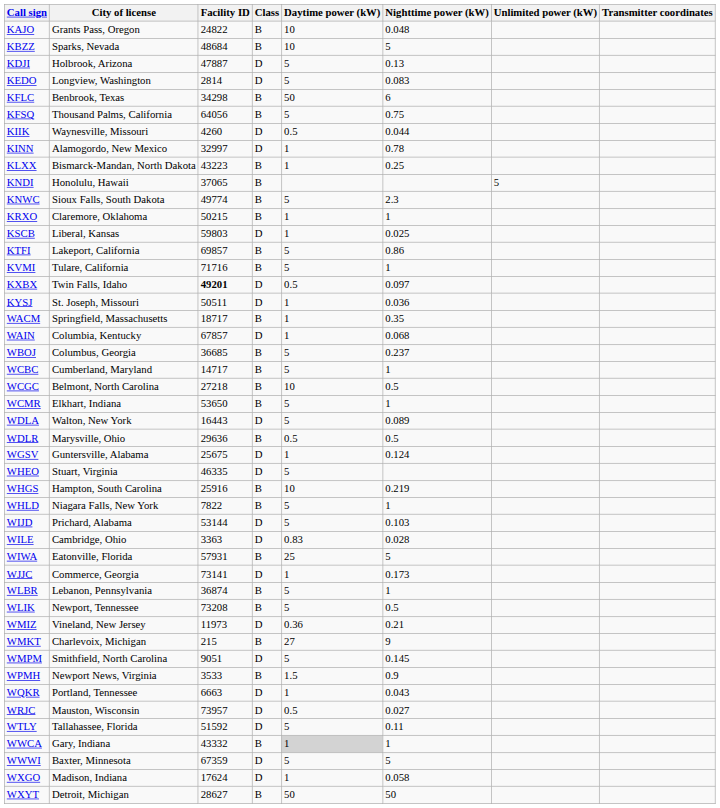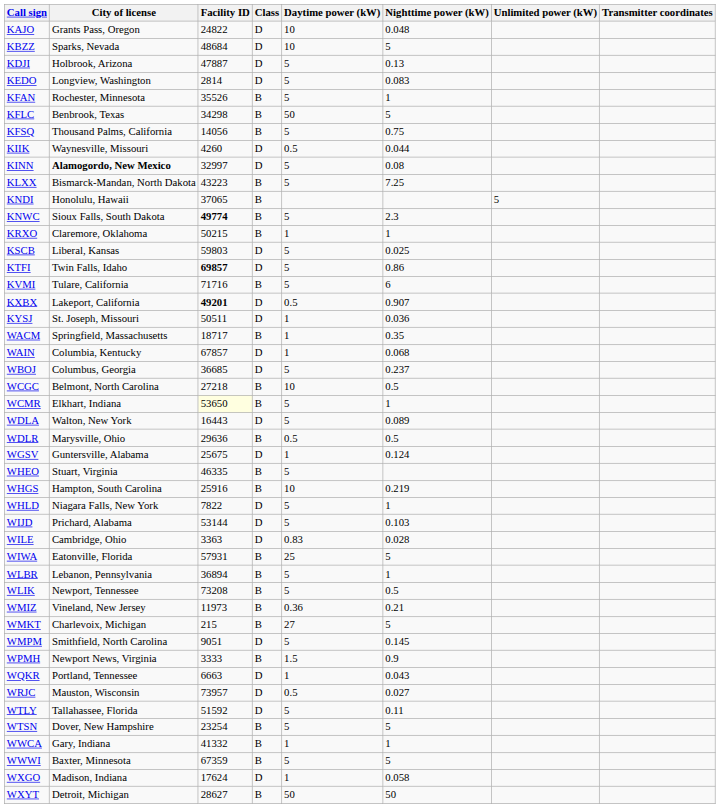(258, 30) B -> (259, 30) D
(258, 47) B -> (259, 47) D
+ row: (21, 98)
(388, 98) 6 -> (388, 115) 5
(214, 115) 64056 -> (214, 132) 14056
(110, 149) normal -> (111, 166) bold
(287, 149) 1 -> (287, 166) 5
(395, 149) 0.78 -> (395, 166) 0.08
(287, 166) 1 -> (287, 183) 5
(395, 166) 0.25 -> (395, 183) 7.25
(214, 200) normal -> (214, 217) bold
(287, 234) 1 -> (287, 251) 5
(96, 251) Lakeport, California -> (90, 268) Twin Falls, Idaho
(214, 251) normal -> (214, 268) bold
(258, 251) B -> (259, 268) D
(388, 268) 1 -> (388, 285) 6
(90, 285) Twin Falls, Idaho -> (96, 302) Lakeport, California
(397, 285) 0.097 -> (397, 302) 0.907
(258, 353) B -> (259, 370) D
- row: (23, 370)
(214, 404) no background -> (214, 404) lightyellow background
(259, 472) D -> (258, 472) B
(258, 506) B -> (259, 506) D
- row: (20, 574)
(214, 591) 36874 -> (214, 574) 36894
(259, 625) D -> (258, 608) B
(388, 642) 9 -> (388, 625) 5
(211, 676) 3533 -> (211, 659) 3333
+ row: (22, 727)
(214, 744) 43332 -> (214, 744) 41332
(287, 744) lightgrey background -> (287, 744) no background
(259, 761) D -> (258, 761) B
